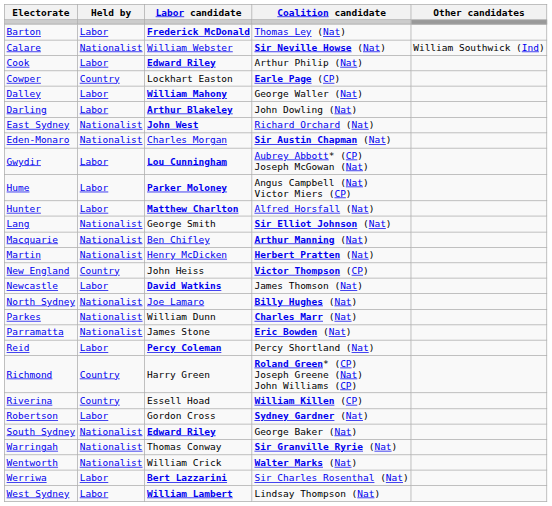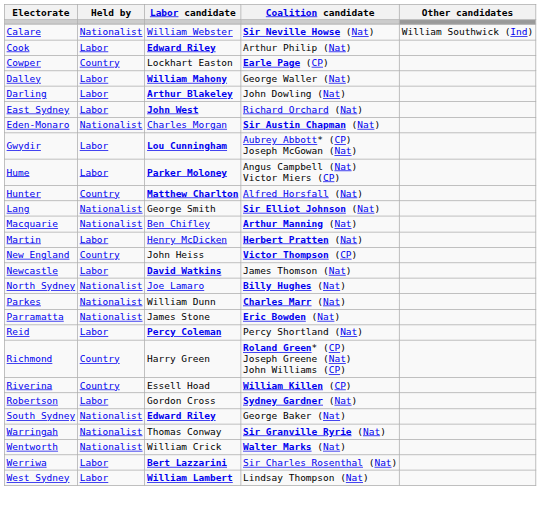- row: (24, 32)
(111, 125) Nationalist -> (94, 109) Labor
(94, 209) Labor -> (100, 193) Country
(111, 255) Nationalist -> (94, 240) Labor
